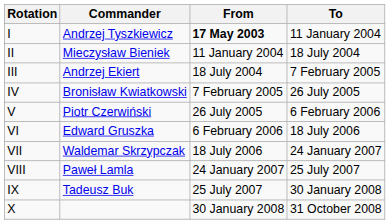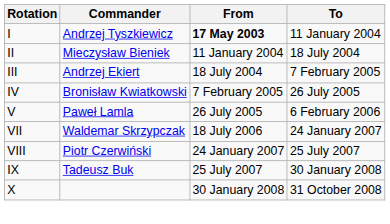(107, 111) Piotr Czerwiński -> (98, 111) Paweł Lamla
- row: (13, 131)
(98, 170) Paweł Lamla -> (107, 151) Piotr Czerwiński
